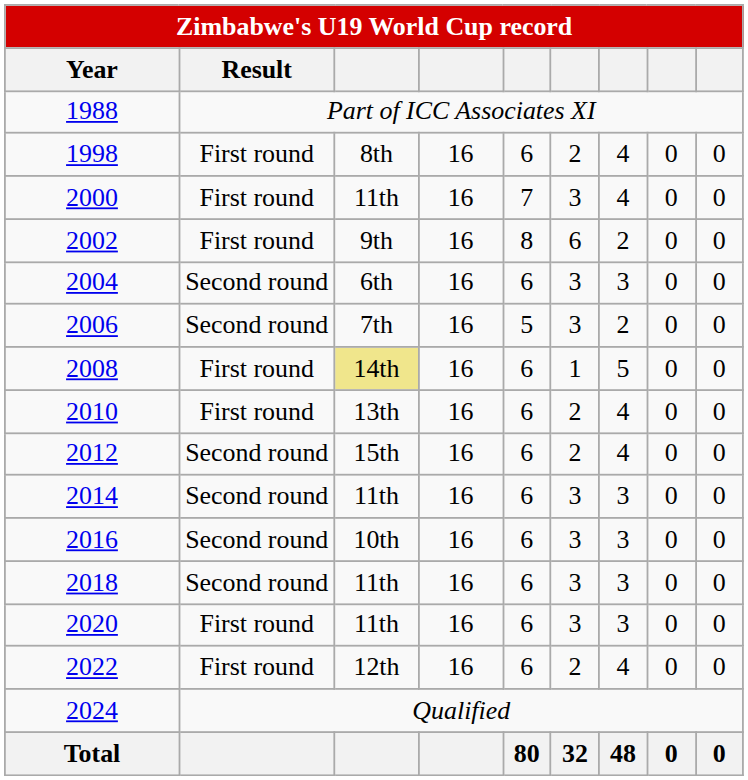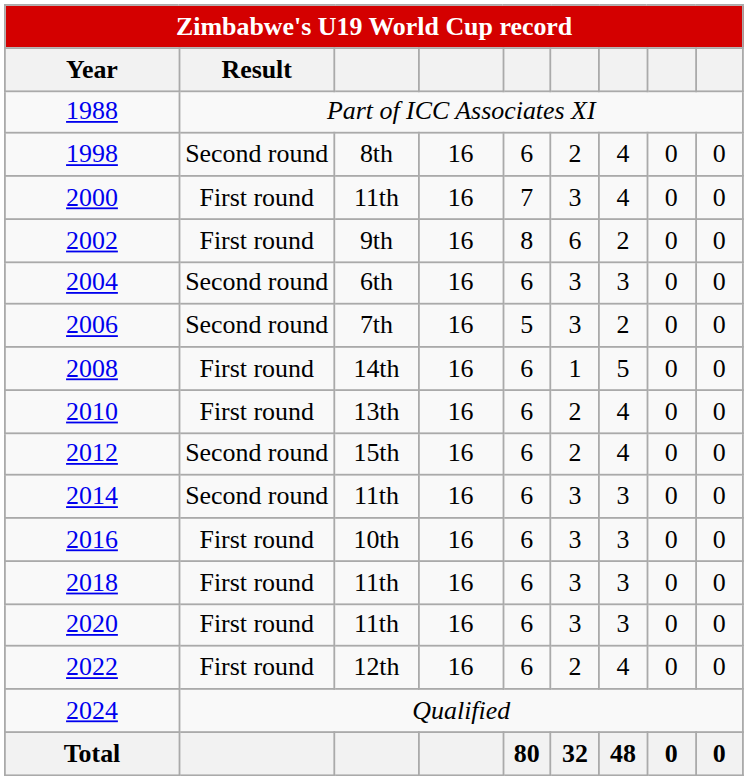(257, 154) First round -> (257, 154) Second round
(376, 368) khaki background -> (376, 368) no background
(257, 539) Second round -> (257, 539) First round
(257, 582) Second round -> (257, 582) First round
